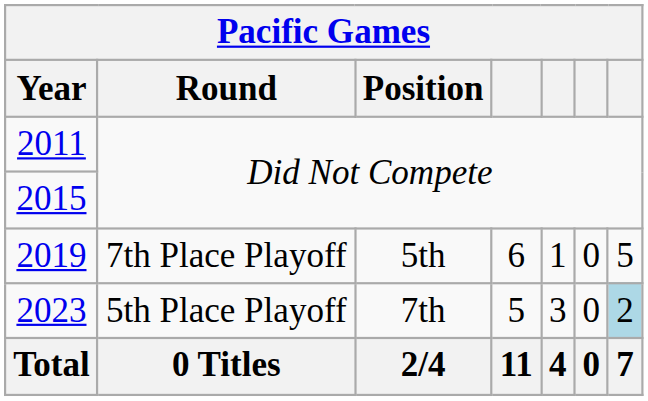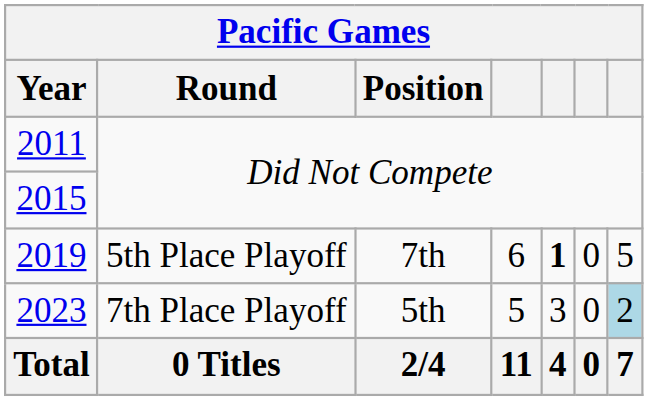(226, 254) 7th Place Playoff -> (226, 254) 5th Place Playoff
(423, 254) 5th -> (423, 254) 7th
(558, 254) normal -> (558, 254) bold
(226, 310) 5th Place Playoff -> (226, 310) 7th Place Playoff
(423, 310) 7th -> (423, 310) 5th
